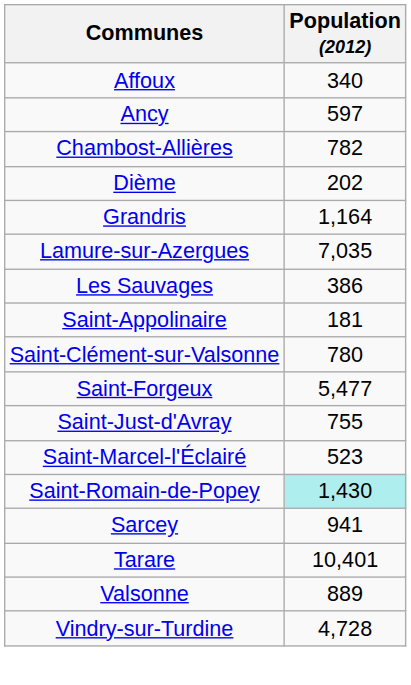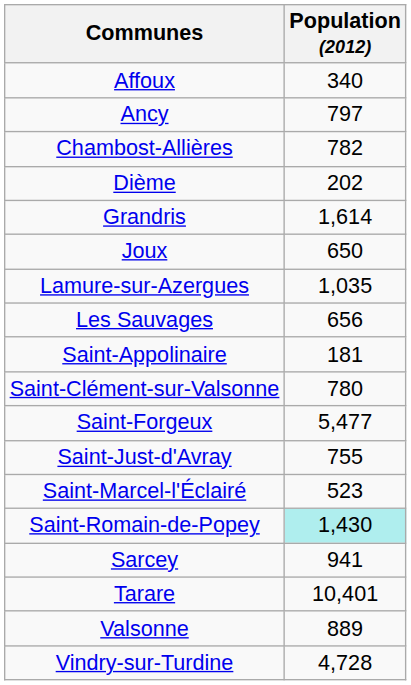(345, 114) 597 -> (345, 114) 797
(345, 217) 1,164 -> (345, 217) 1,614
+ row: (145, 251)
(345, 251) 7,035 -> (345, 285) 1,035
(345, 285) 386 -> (345, 319) 656
